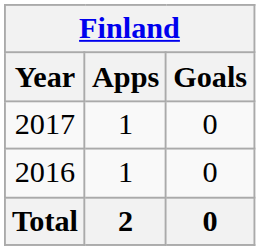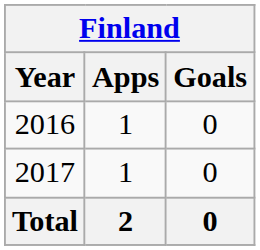rows swapped: (45, 172) <-> (45, 124)
